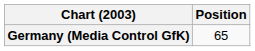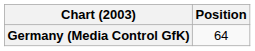(221, 35) 65 -> (221, 35) 64
